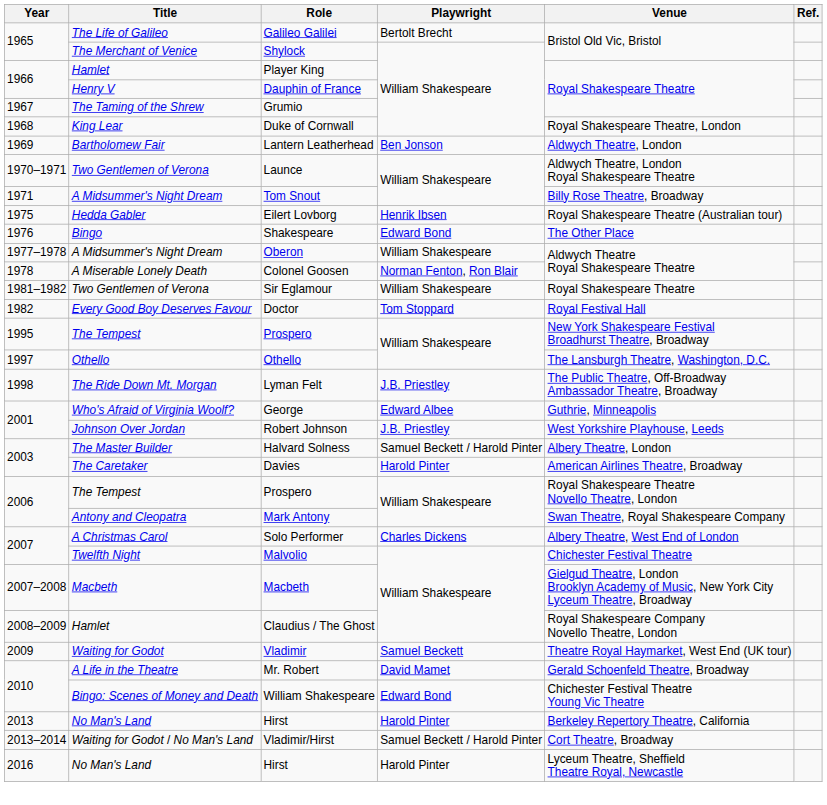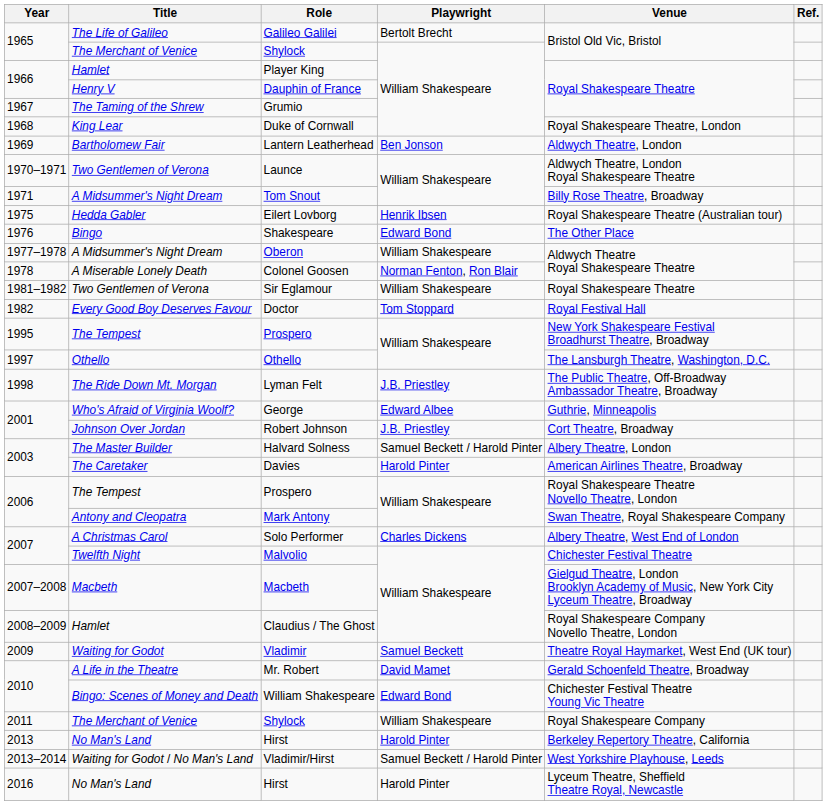(636, 429) West Yorkshire Playhouse, Leeds -> (610, 429) Cort Theatre, Broadway
+ row: (20, 721)
(610, 740) Cort Theatre, Broadway -> (636, 758) West Yorkshire Playhouse, Leeds
